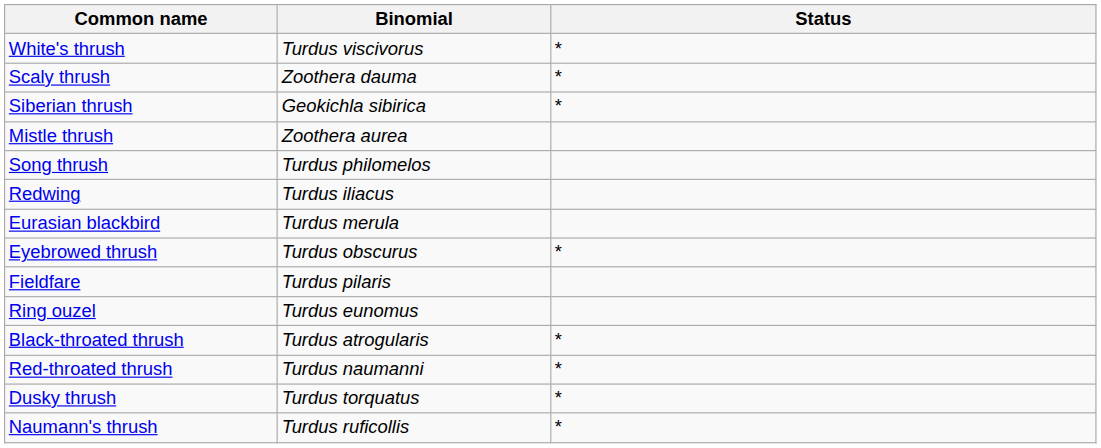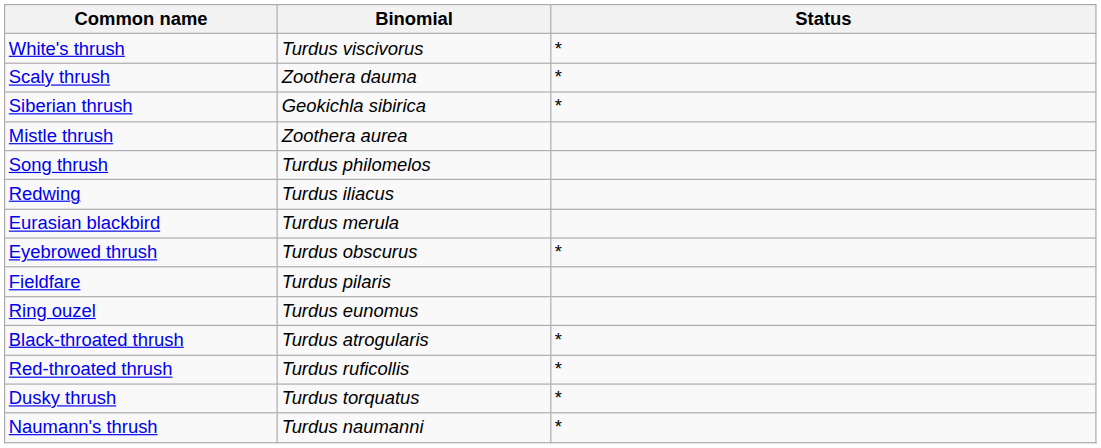(353, 369) Turdus naumanni -> (345, 369) Turdus ruficollis
(345, 427) Turdus ruficollis -> (353, 427) Turdus naumanni
